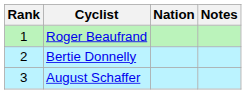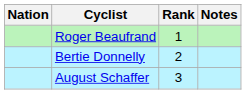columns swapped: (24, 15) <-> (174, 15)
